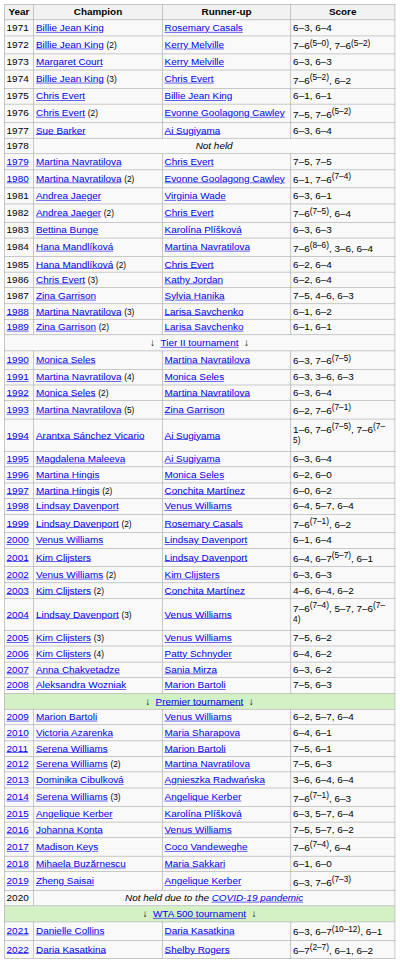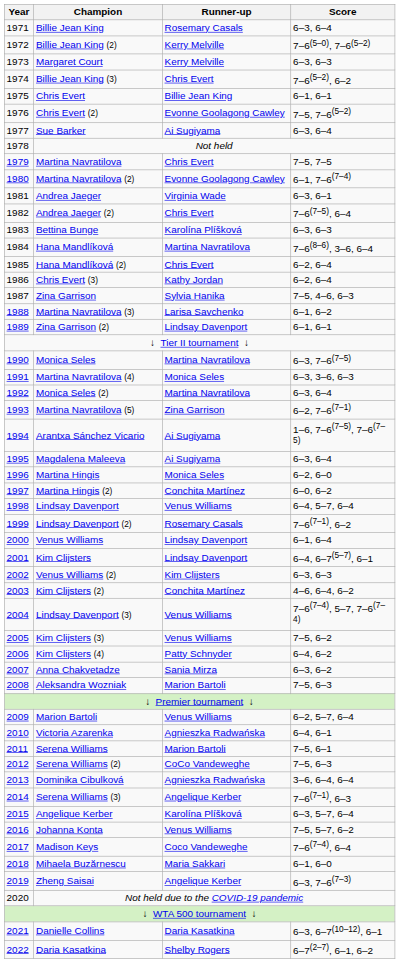(204, 327) Larisa Savchenko -> (206, 327) Lindsay Davenport
(202, 733) Maria Sharapova -> (215, 733) Agnieszka Radwańska
(207, 764) Martina Navratilova -> (207, 764) CoCo Vandeweghe
